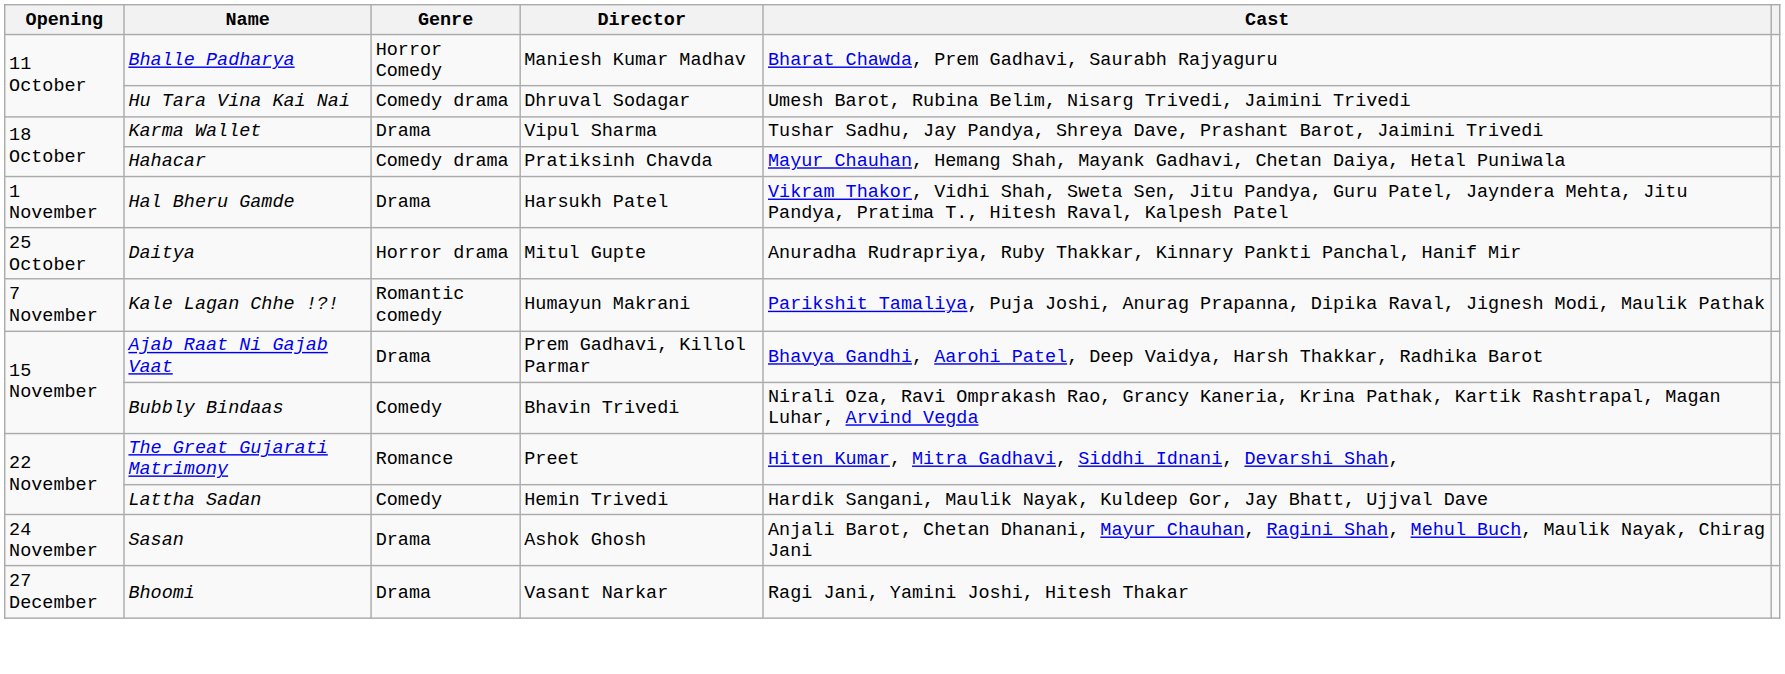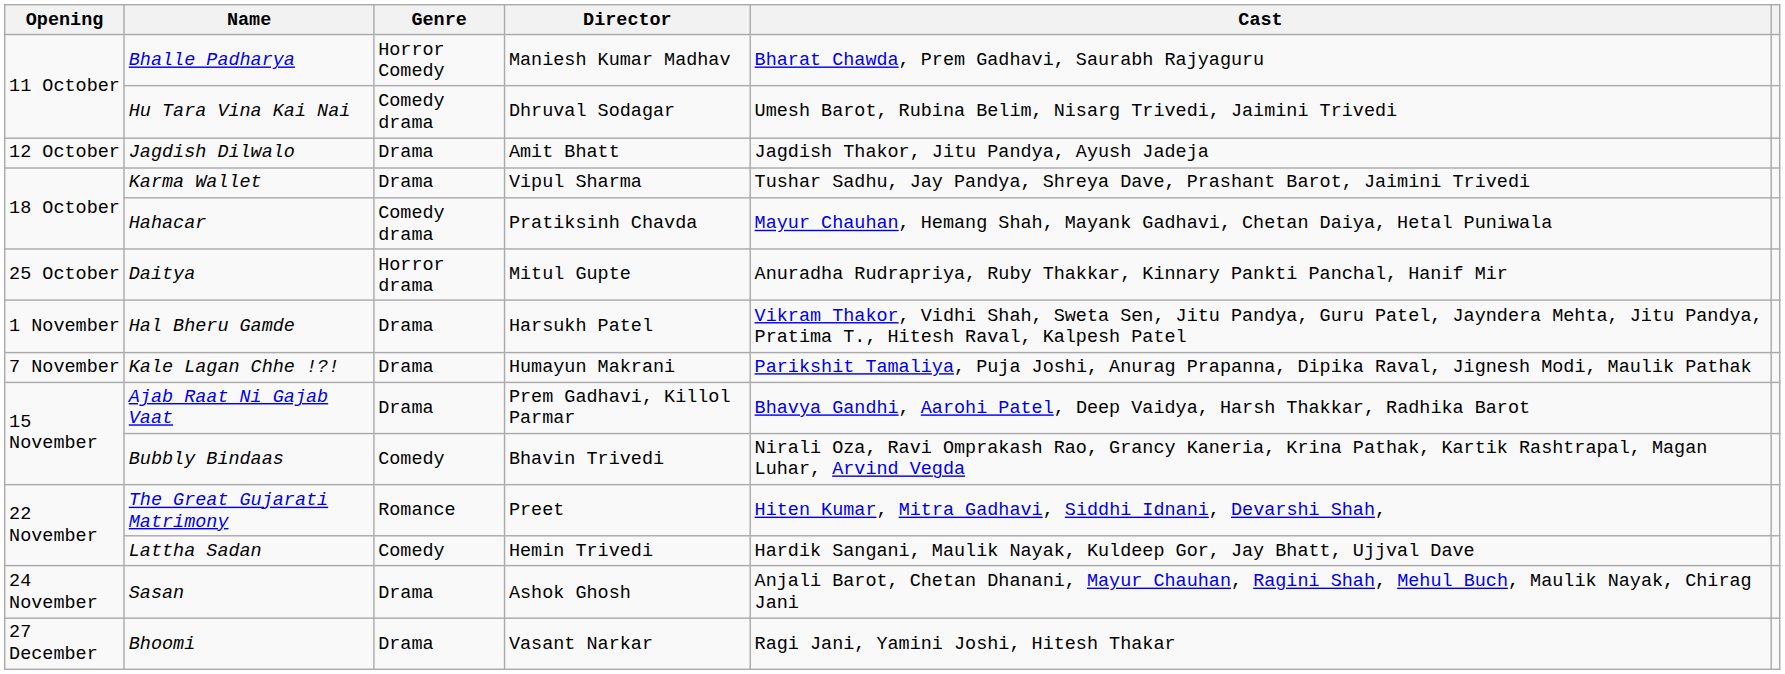+ row: (212, 153)
rows swapped: (162, 254) <-> (212, 202)
(420, 305) Romantic comedy -> (406, 367) Drama
